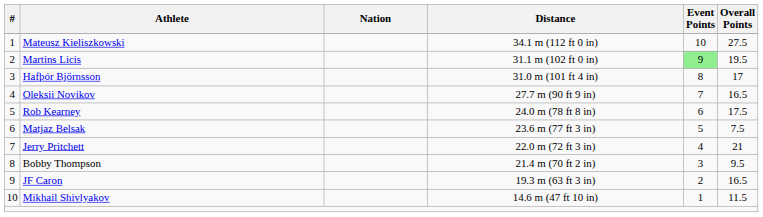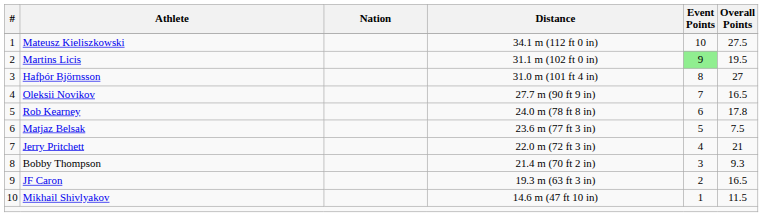(738, 77) 17 -> (738, 77) 27
(738, 111) 17.5 -> (738, 111) 17.8
(738, 163) 9.5 -> (738, 163) 9.3
